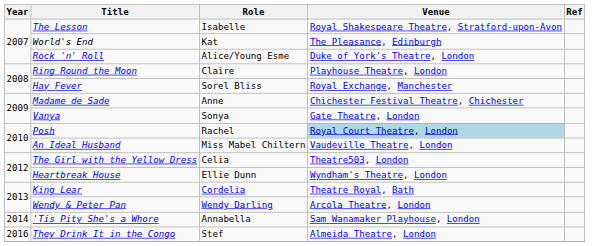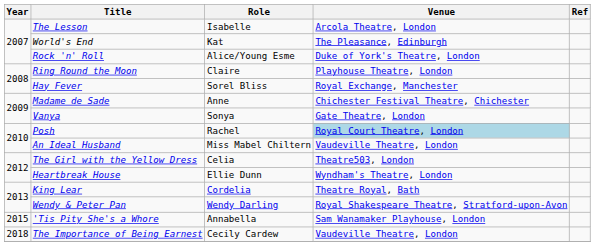(436, 27) Royal Shakespeare Theatre, Stratford-upon-Avon -> (376, 27) Arcola Theatre, London
(370, 205) Arcola Theatre, London -> (441, 205) Royal Shakespeare Theatre, Stratford-upon-Avon
(17, 219) 2014 -> (17, 219) 2015
- row: (104, 234)
+ row: (118, 234)
